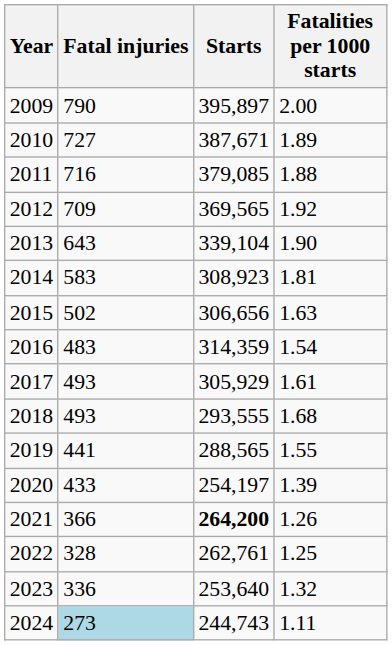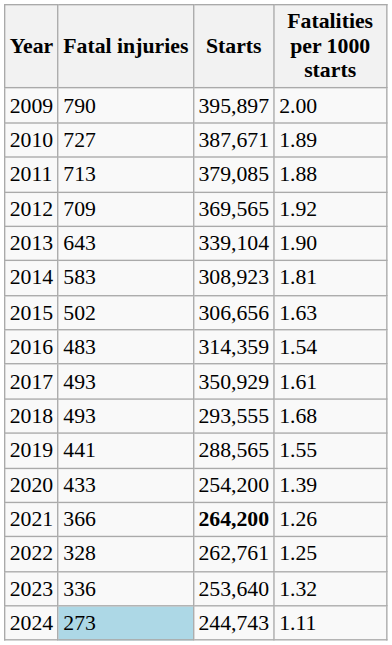(80, 174) 716 -> (80, 174) 713
(234, 381) 305,929 -> (234, 381) 350,929
(234, 484) 254,197 -> (234, 484) 254,200
